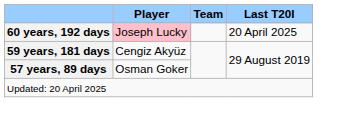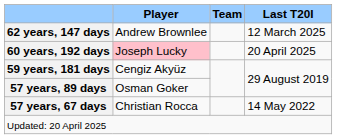+ row: (58, 32)
+ row: (58, 106)
